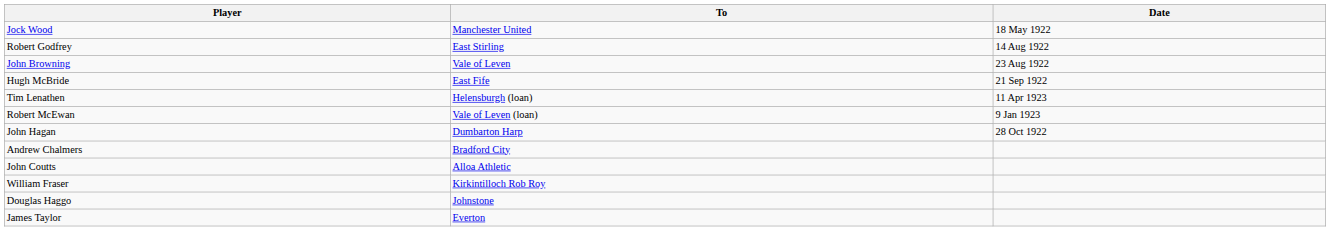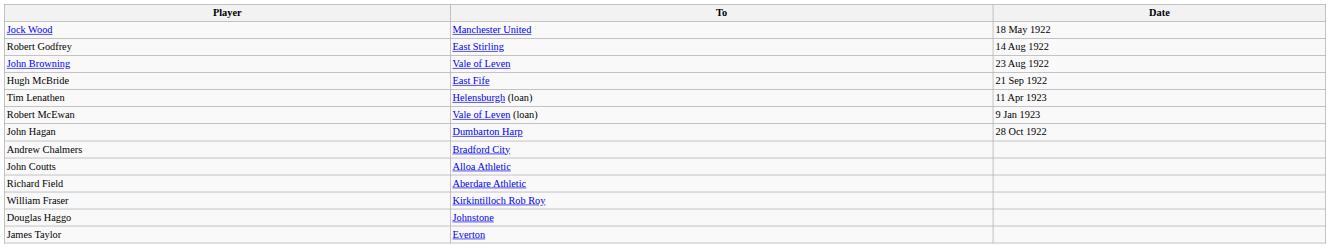+ row: (35, 183)
